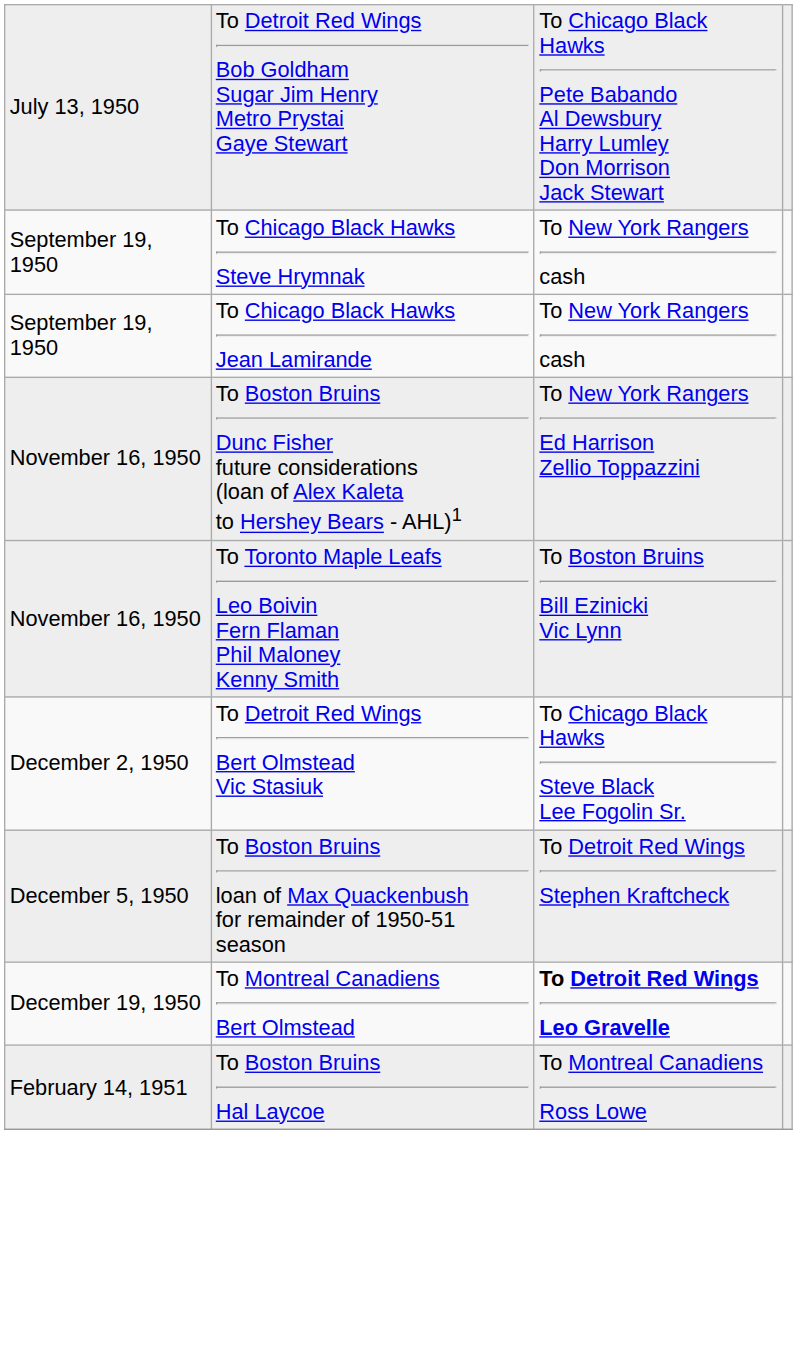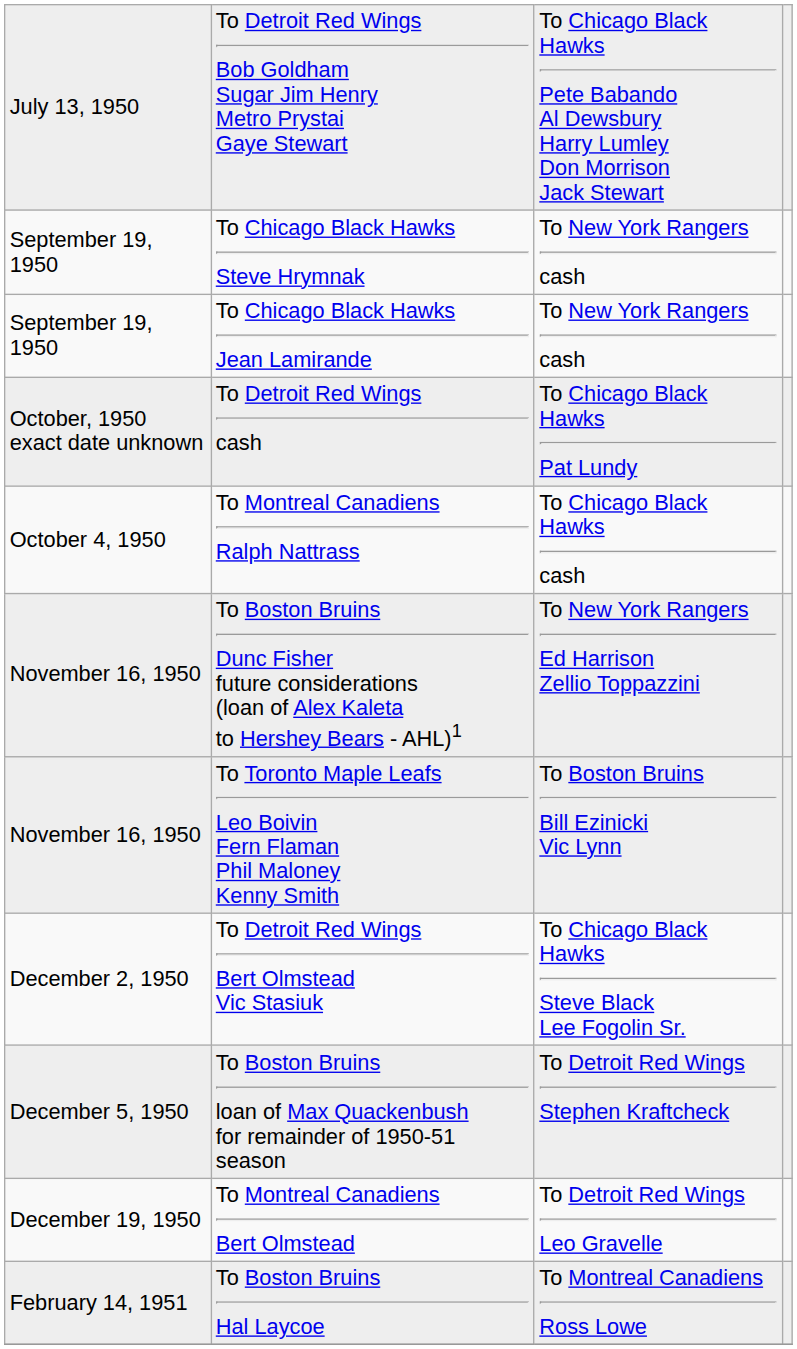+ row: (373, 419)
+ row: (373, 526)
(658, 1003) bold -> (658, 1219) normal
